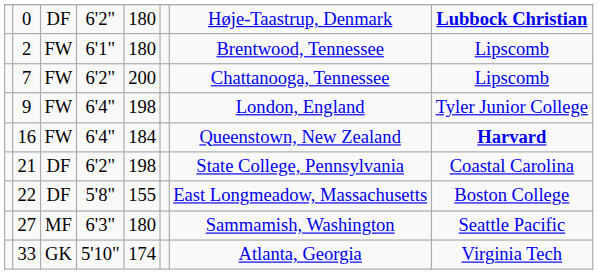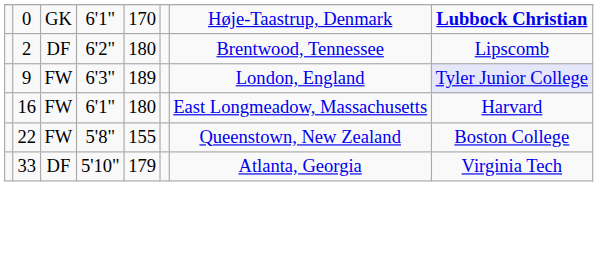(58, 19) DF -> (58, 19) GK
(100, 19) 6'2" -> (100, 19) 6'1"
(142, 19) 180 -> (142, 19) 170
(58, 48) FW -> (58, 48) DF
(100, 48) 6'1" -> (100, 48) 6'2"
- row: (27, 78)
(100, 107) 6'4" -> (100, 78) 6'3"
(142, 107) 198 -> (142, 78) 189
(512, 107) no background -> (512, 78) lavender background
(100, 136) 6'4" -> (100, 107) 6'1"
(142, 136) 184 -> (142, 107) 180
(300, 136) Queenstown, New Zealand -> (300, 107) East Longmeadow, Massachusetts
(512, 136) bold -> (512, 107) normal
- row: (27, 166)
(58, 195) DF -> (58, 136) FW
(300, 195) East Longmeadow, Massachusetts -> (300, 136) Queenstown, New Zealand
- row: (27, 225)
(58, 254) GK -> (58, 166) DF
(142, 254) 174 -> (142, 166) 179
